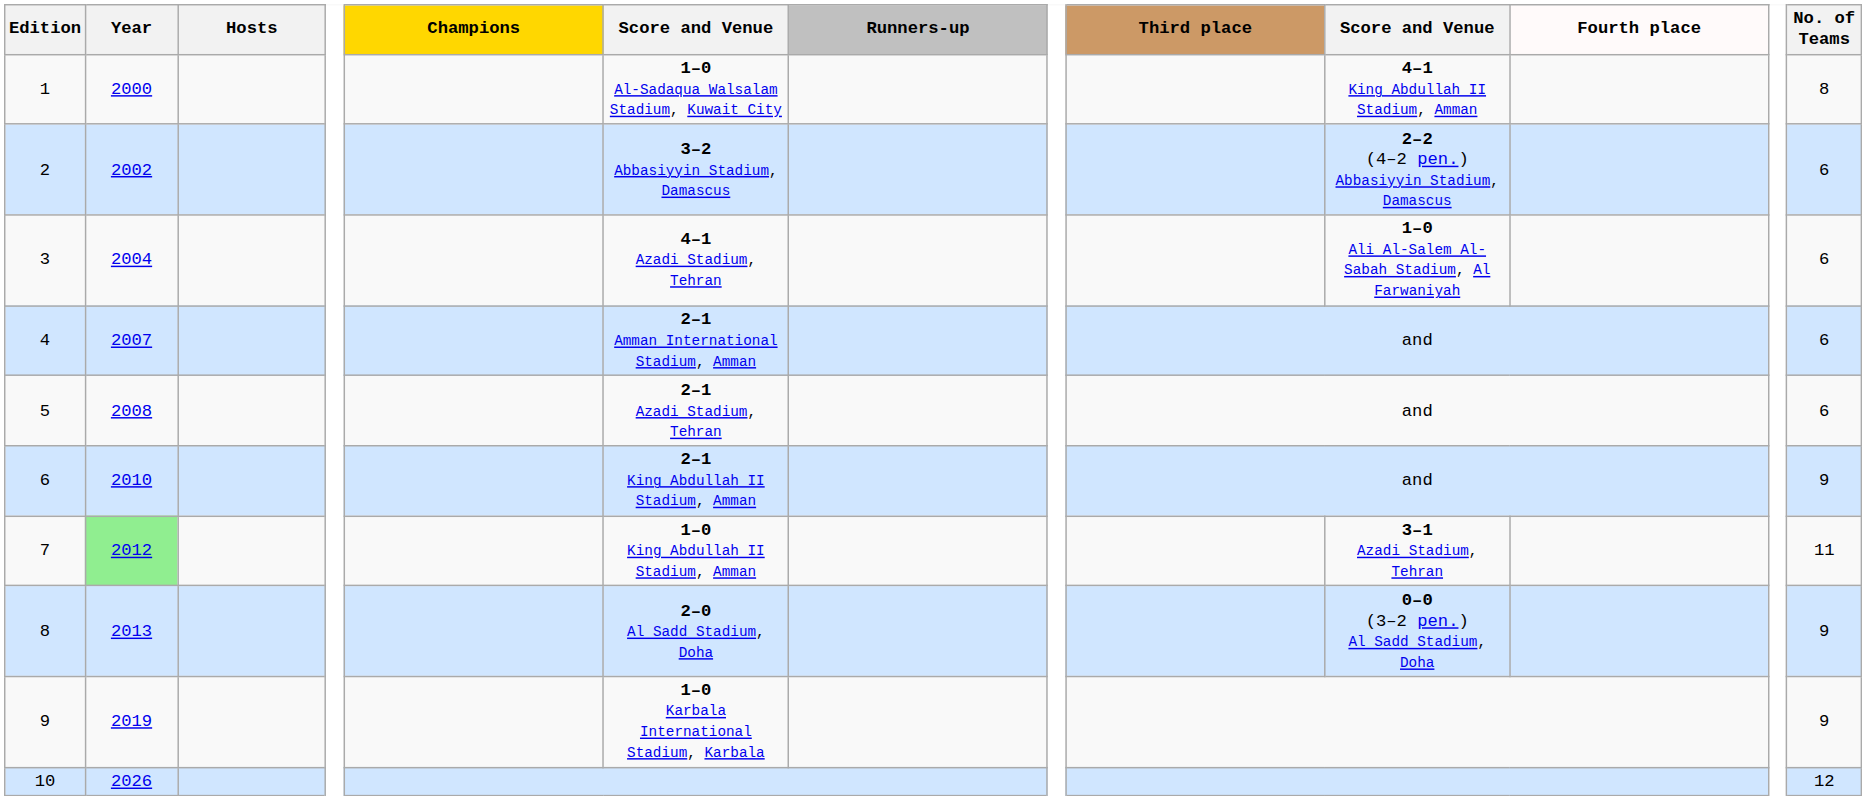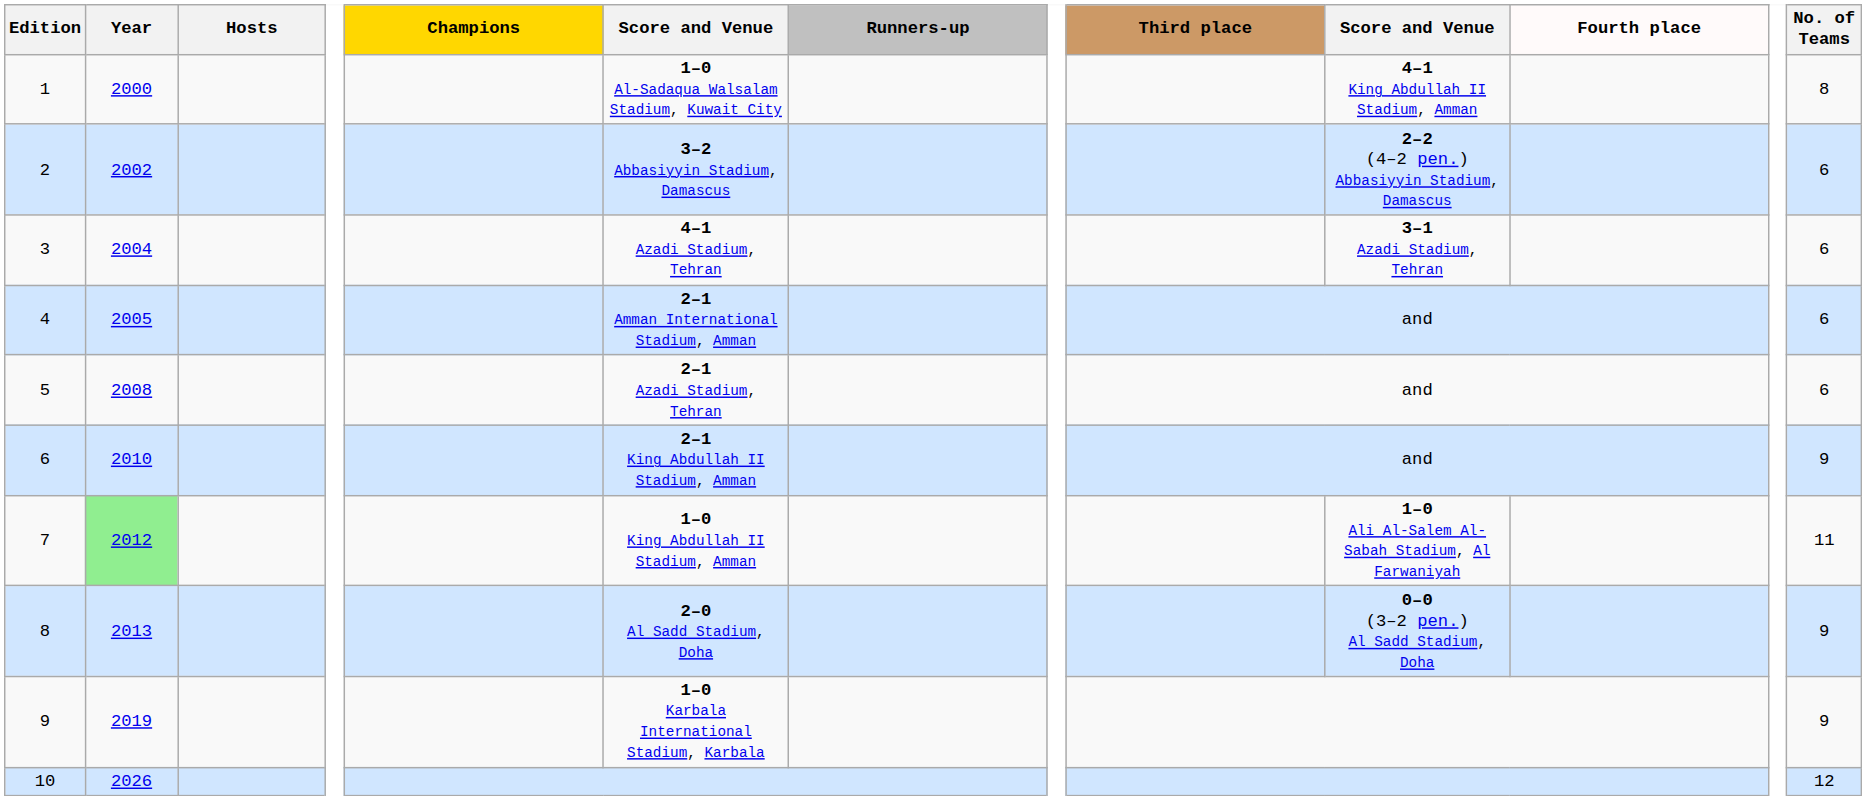(1417, 259) 1–0 Ali Al-Salem Al-Sabah Stadium, Al Farwaniyah -> (1417, 249) 3–1 Azadi Stadium, Tehran
(132, 340) 2007 -> (132, 320) 2005
(1417, 550) 3–1 Azadi Stadium, Tehran -> (1417, 539) 1–0 Ali Al-Salem Al-Sabah Stadium, Al Farwaniyah
